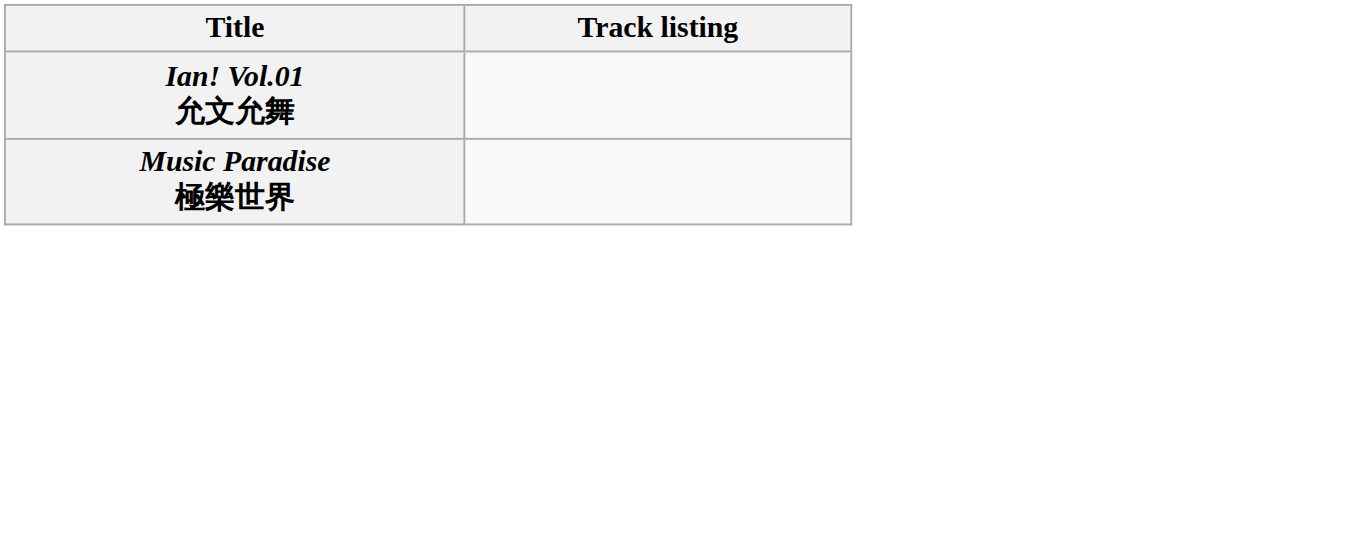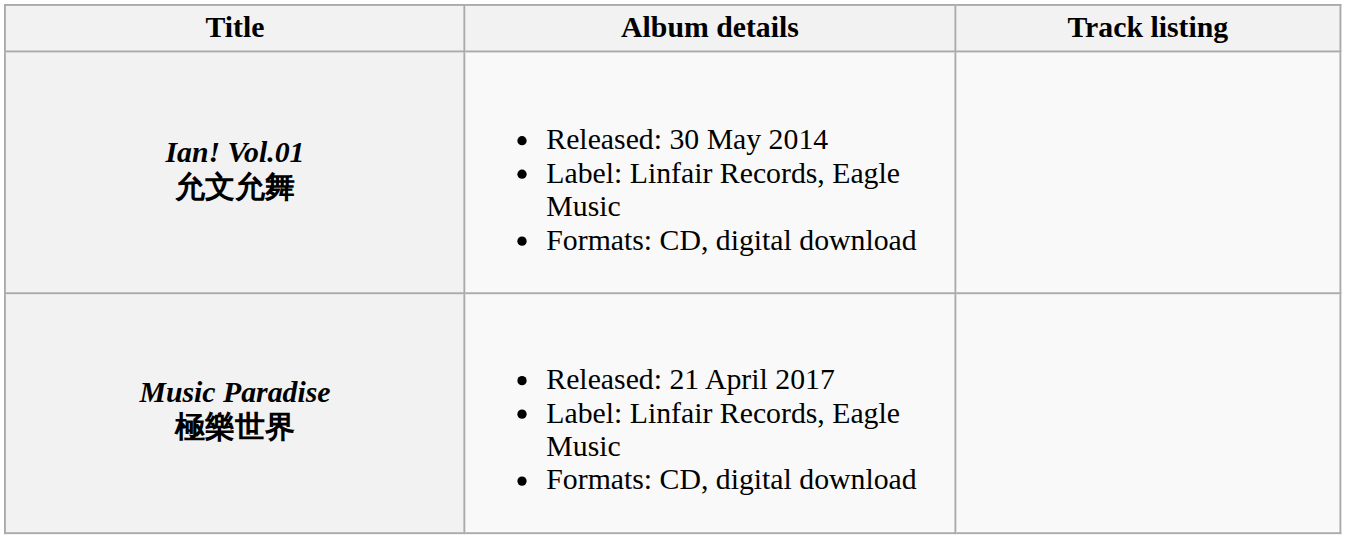+ column: (710, 28)
